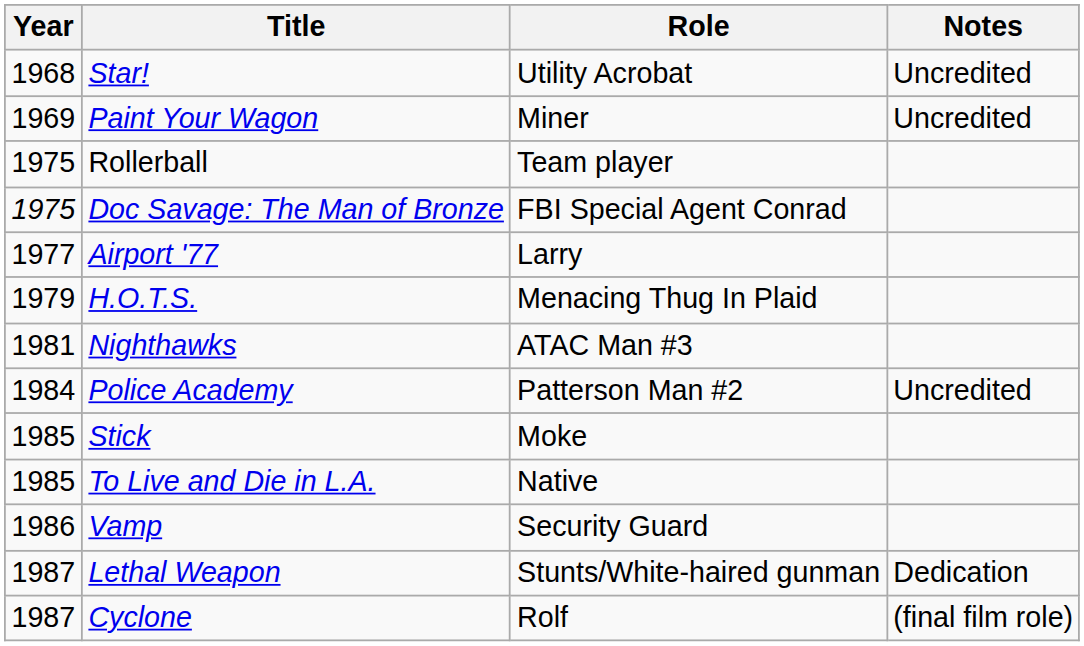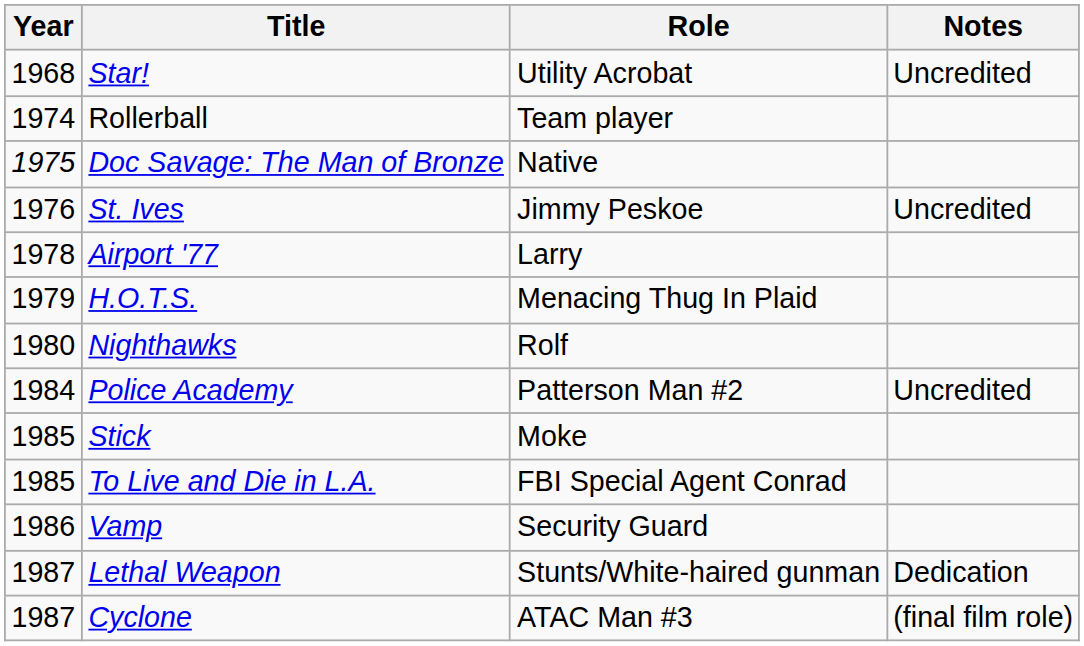- row: (203, 118)
(43, 163) 1975 -> (43, 118) 1974
(682, 208) FBI Special Agent Conrad -> (558, 163) Native
+ row: (136, 208)
(43, 254) 1977 -> (43, 254) 1978
(43, 345) 1981 -> (43, 345) 1980
(605, 345) ATAC Man #3 -> (543, 345) Rolf
(558, 481) Native -> (682, 481) FBI Special Agent Conrad
(543, 617) Rolf -> (605, 617) ATAC Man #3
